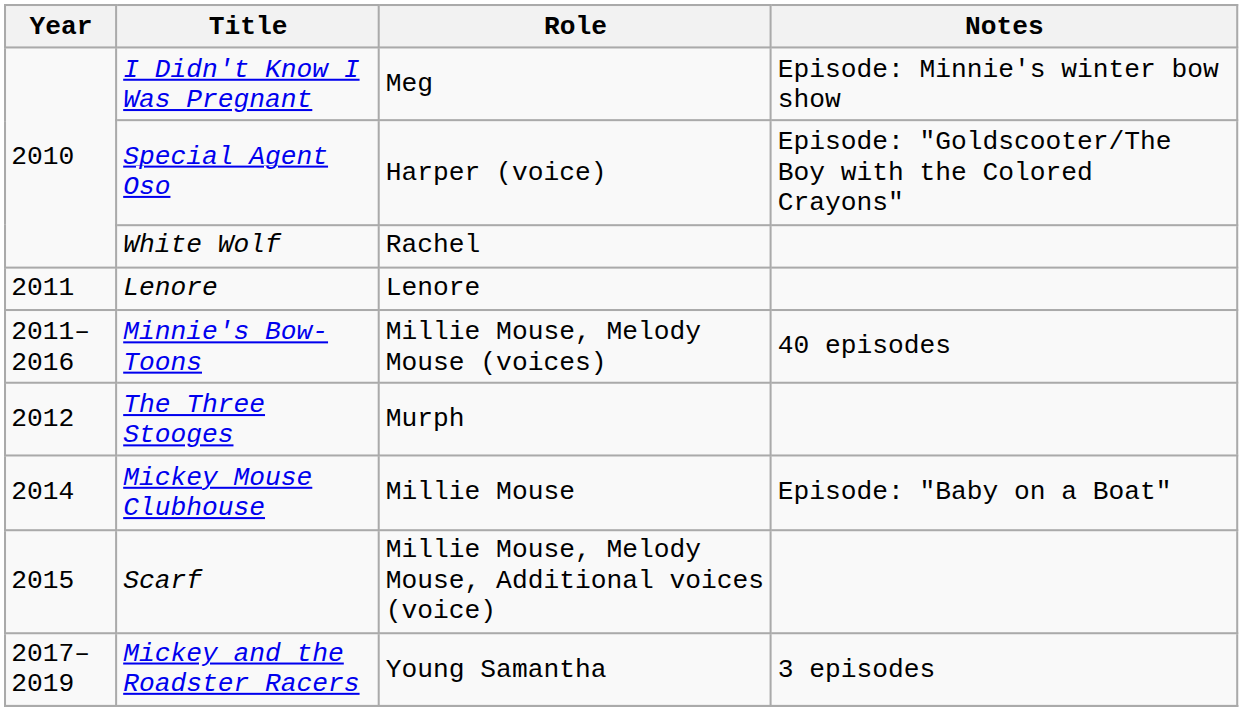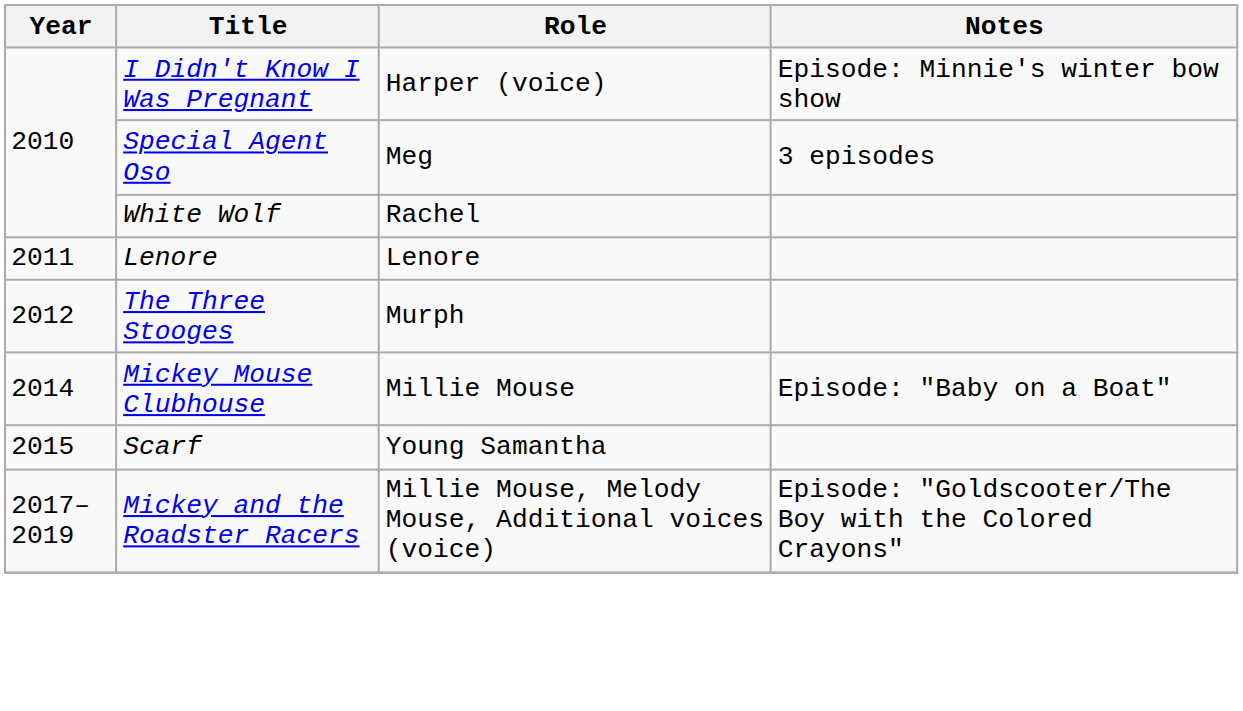(409, 84) Meg -> (496, 84) Harper (voice)
(496, 173) Harper (voice) -> (409, 157) Meg
(975, 173) Episode: "Goldscooter/The Boy with the Colored Crayons" -> (856, 157) 3 episodes
- row: (226, 346)
(575, 581) Millie Mouse, Melody Mouse, Additional voices (voice) -> (496, 447) Young Samantha
(496, 669) Young Samantha -> (575, 520) Millie Mouse, Melody Mouse, Additional voices (voice)
(856, 669) 3 episodes -> (975, 520) Episode: "Goldscooter/The Boy with the Colored Crayons"
